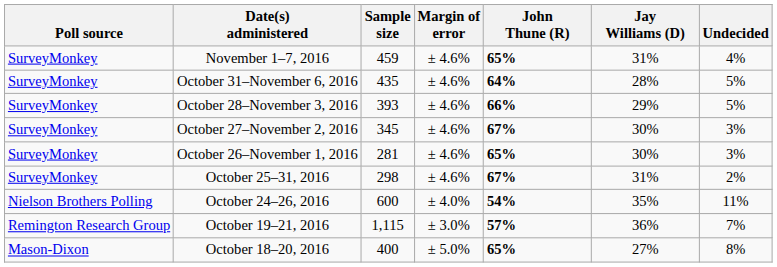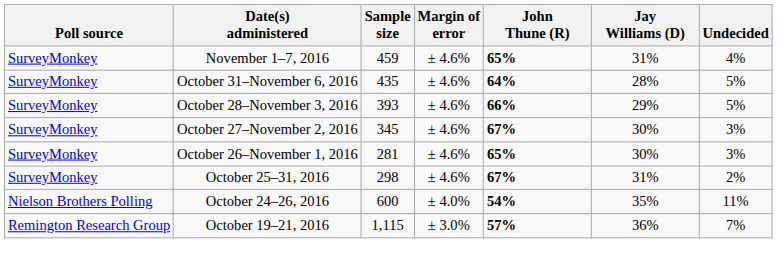- row: (267, 249)
